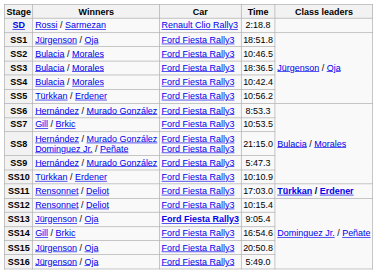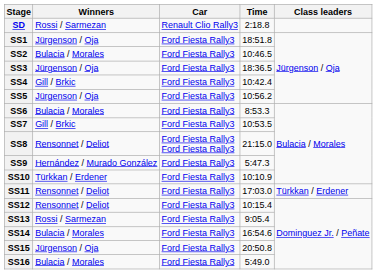(70, 68) Bulacia / Morales -> (67, 68) Jürgenson / Oja
(70, 82) Bulacia / Morales -> (55, 82) Gill / Brkic
(71, 96) Türkkan / Erdener -> (67, 96) Jürgenson / Oja
(96, 110) Hernández / Murado González -> (70, 110) Bulacia / Morales
(96, 143) Hernández / Murado González Dominguez Jr. / Peñate -> (72, 143) Rensonnet / Deliot
(315, 191) bold -> (312, 191) normal
(67, 219) Jürgenson / Oja -> (71, 219) Rossi / Sarmezan
(200, 219) bold -> (198, 219) normal
(55, 233) Gill / Brkic -> (70, 233) Bulacia / Morales
(67, 261) Jürgenson / Oja -> (70, 261) Bulacia / Morales
